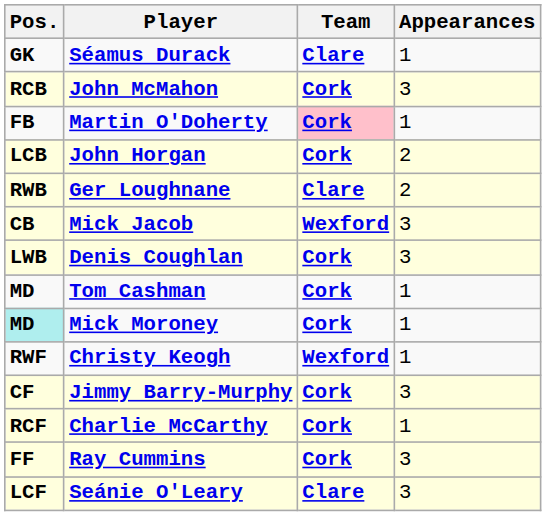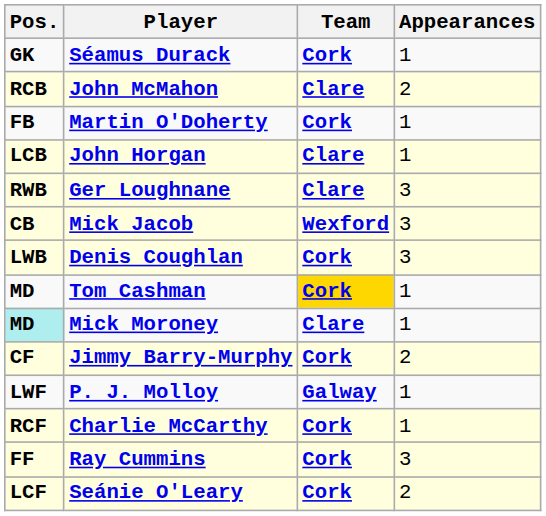(333, 55) Clare -> (327, 55) Cork
(327, 89) Cork -> (333, 89) Clare
(405, 89) 3 -> (405, 89) 2
(327, 123) pink background -> (327, 123) no background
(327, 156) Cork -> (333, 156) Clare
(405, 156) 2 -> (405, 156) 1
(405, 190) 2 -> (405, 190) 3
(327, 291) no background -> (327, 291) gold background
(327, 325) Cork -> (333, 325) Clare
- row: (150, 359)
(405, 392) 3 -> (405, 359) 2
+ row: (144, 392)
(333, 493) Clare -> (327, 493) Cork
(405, 493) 3 -> (405, 493) 2
